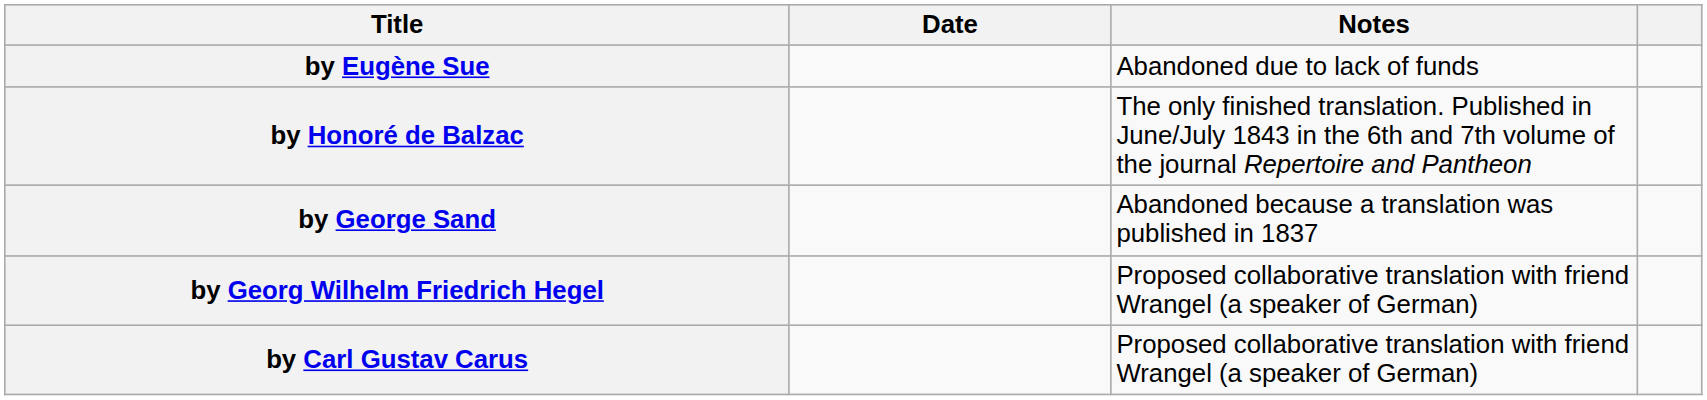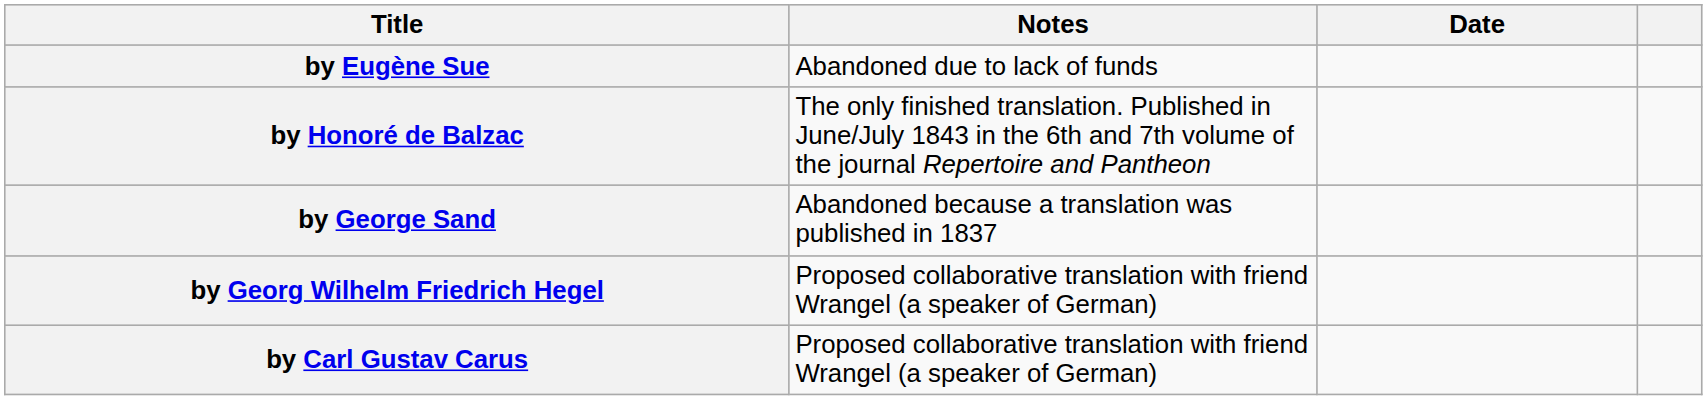columns swapped: (950, 24) <-> (1374, 24)
